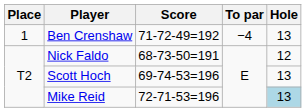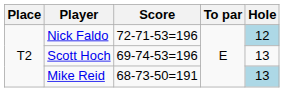- row: (90, 35)
(179, 55) 68-73-50=191 -> (157, 35) 72-71-53=196
(284, 55) no background -> (262, 35) lightblue background
(179, 96) 72-71-53=196 -> (157, 76) 68-73-50=191
